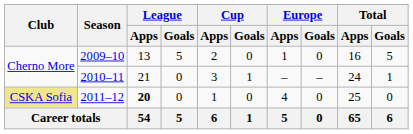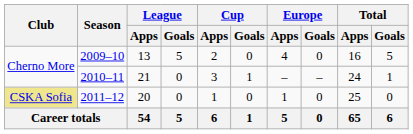(284, 56) 1 -> (284, 56) 4
(144, 97) bold -> (144, 97) normal
(284, 97) 4 -> (284, 97) 1
